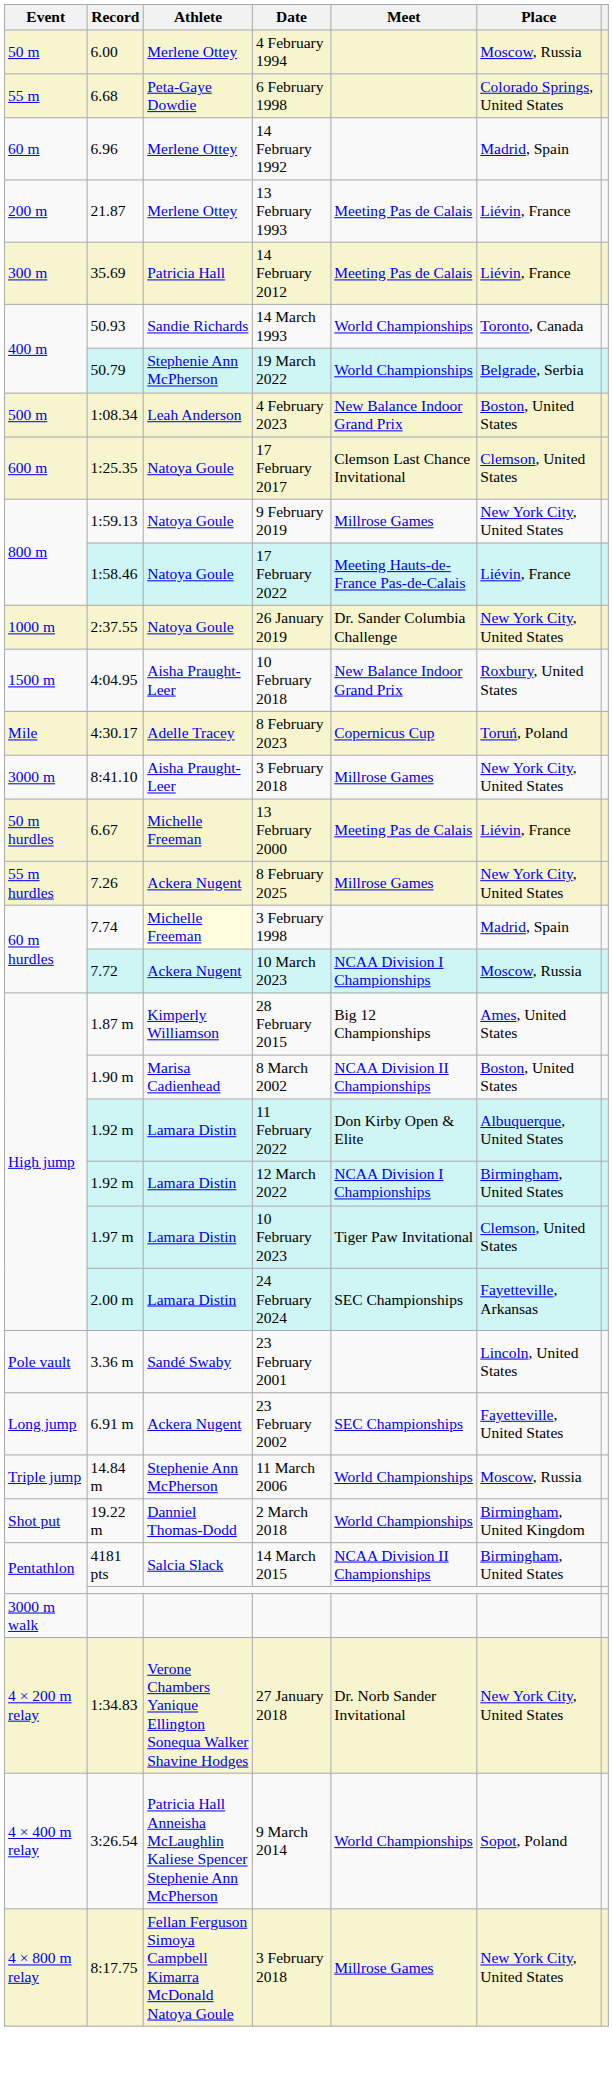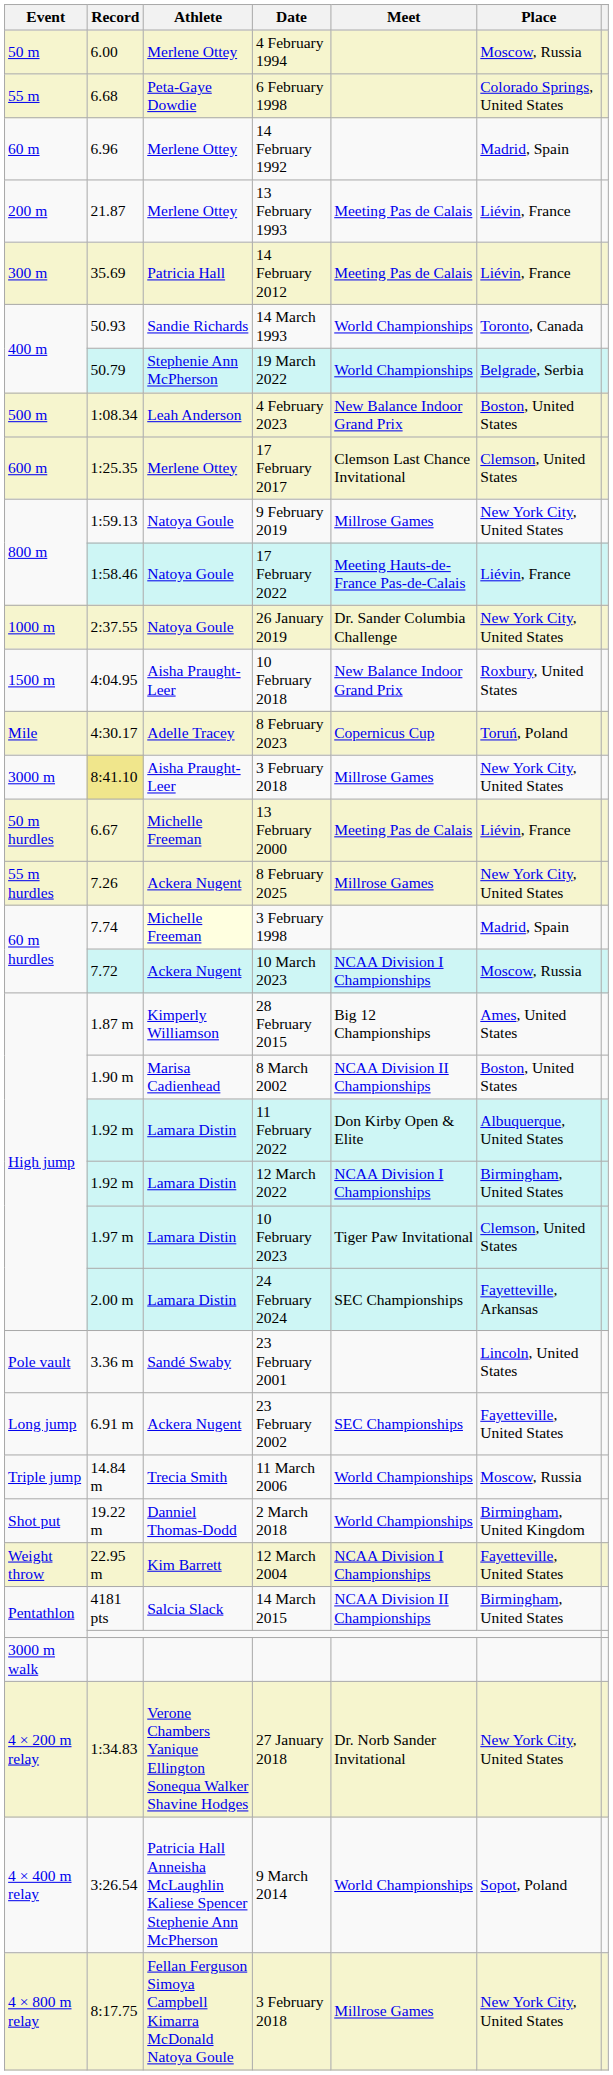(190, 467) Natoya Goule -> (192, 467) Merlene Ottey
(114, 777) no background -> (114, 777) khaki background
(193, 1476) Stephenie Ann McPherson -> (187, 1476) Trecia Smith
+ row: (30, 1564)
